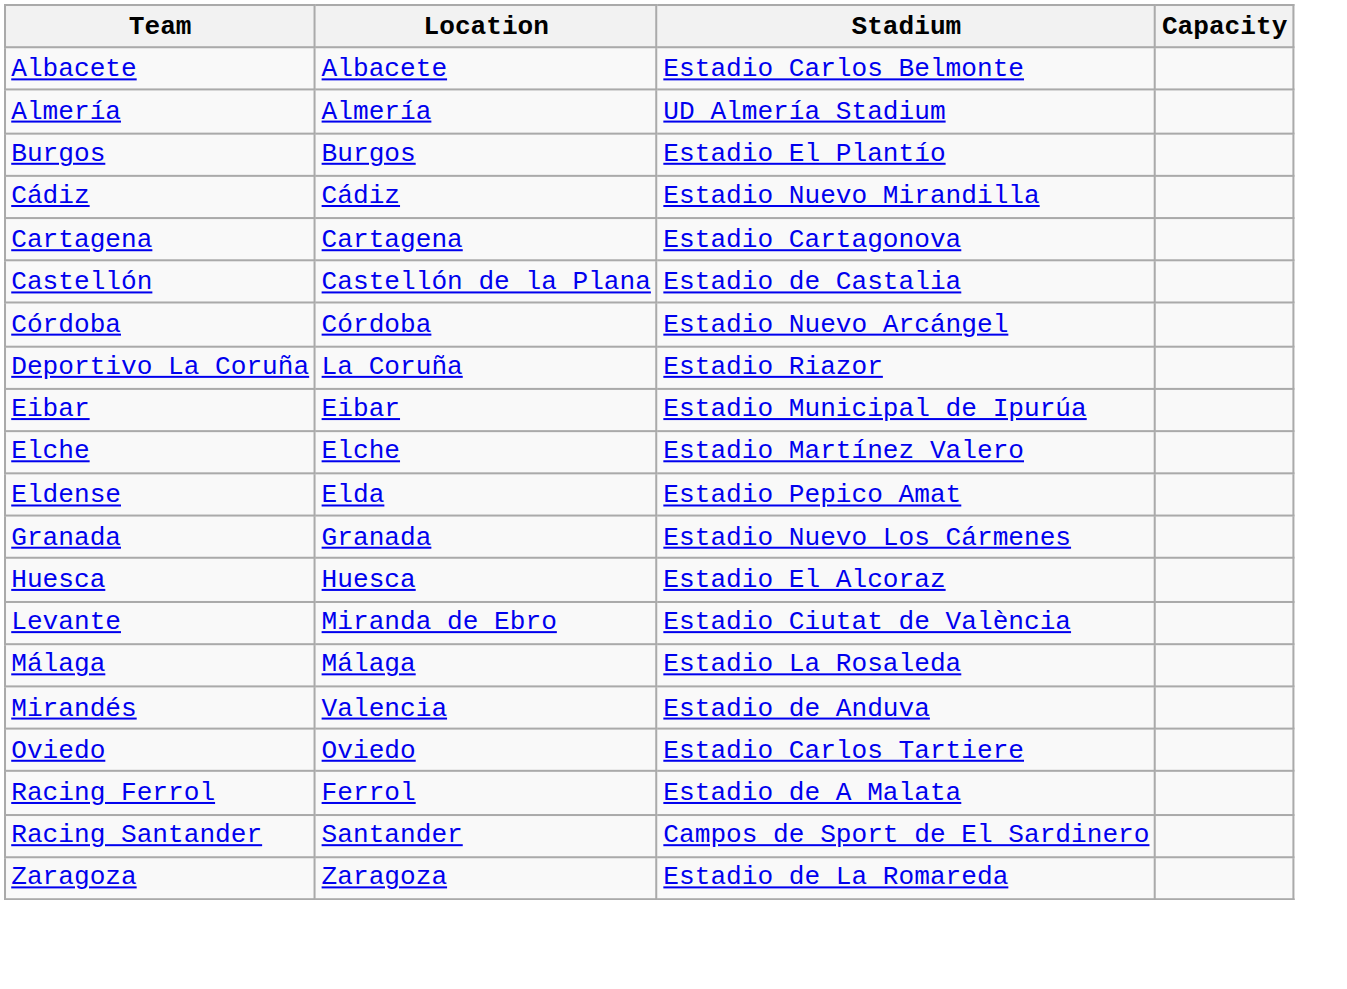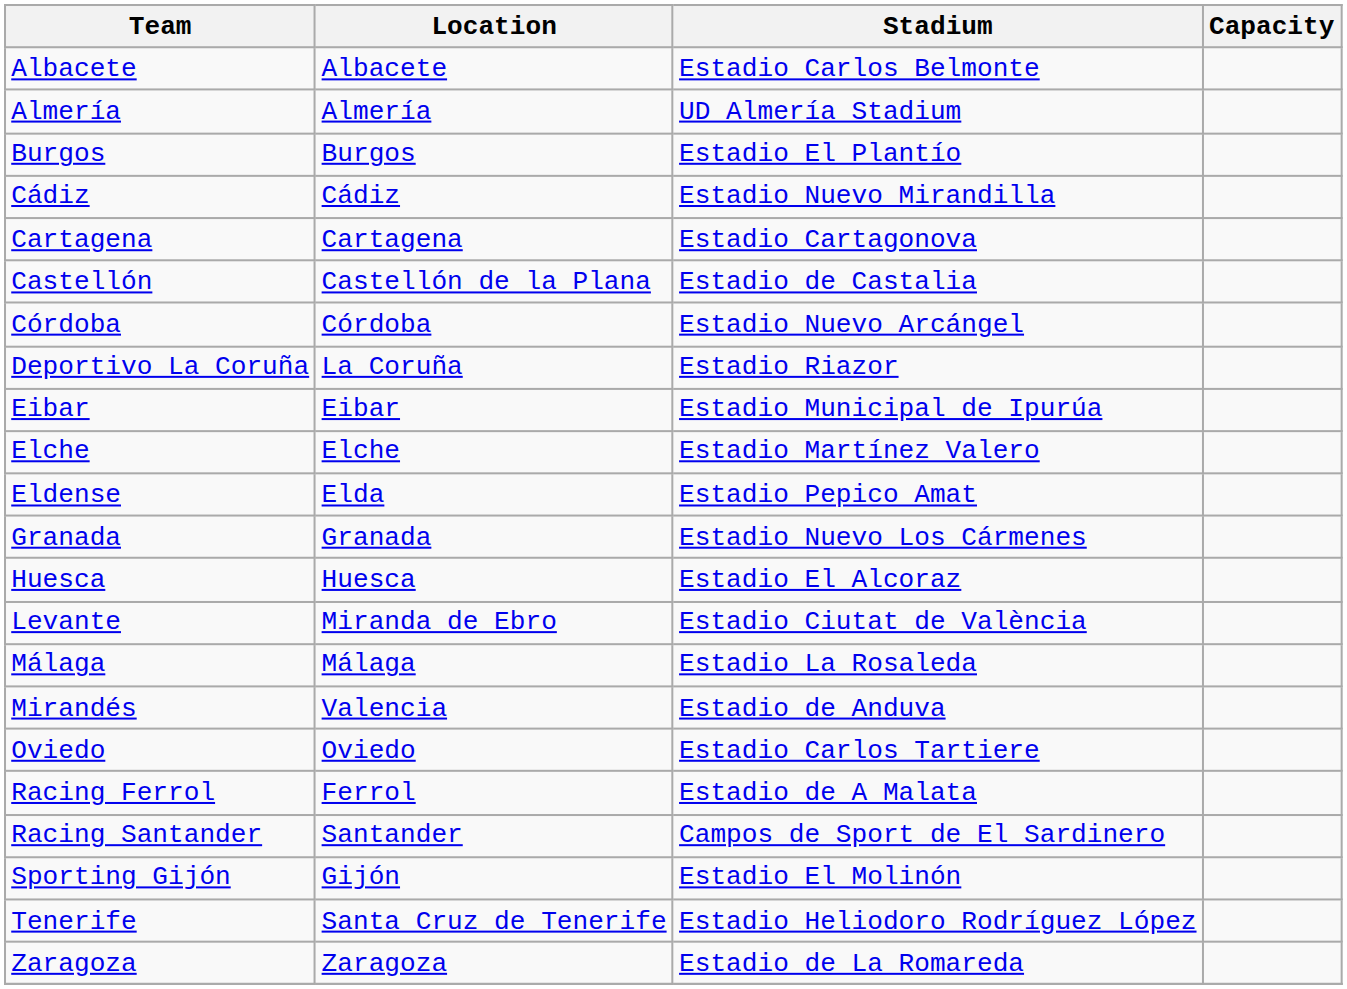+ row: (121, 878)
+ row: (74, 921)
